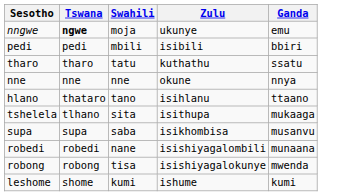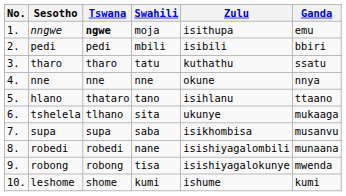+ column: (16, 13)
(178, 30) ukunye -> (208, 30) isithupa
(185, 115) isithupa -> (202, 115) ukunye
